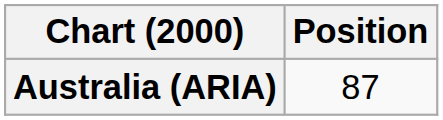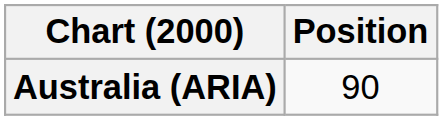(360, 86) 87 -> (360, 86) 90
